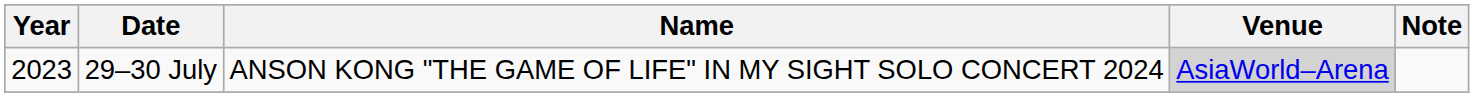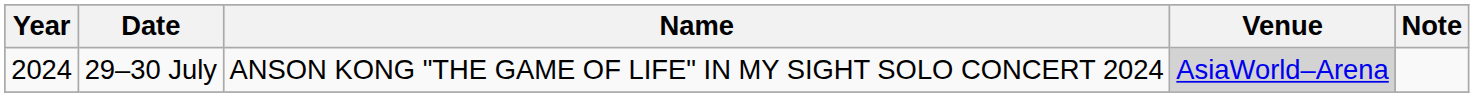(42, 69) 2023 -> (42, 69) 2024
